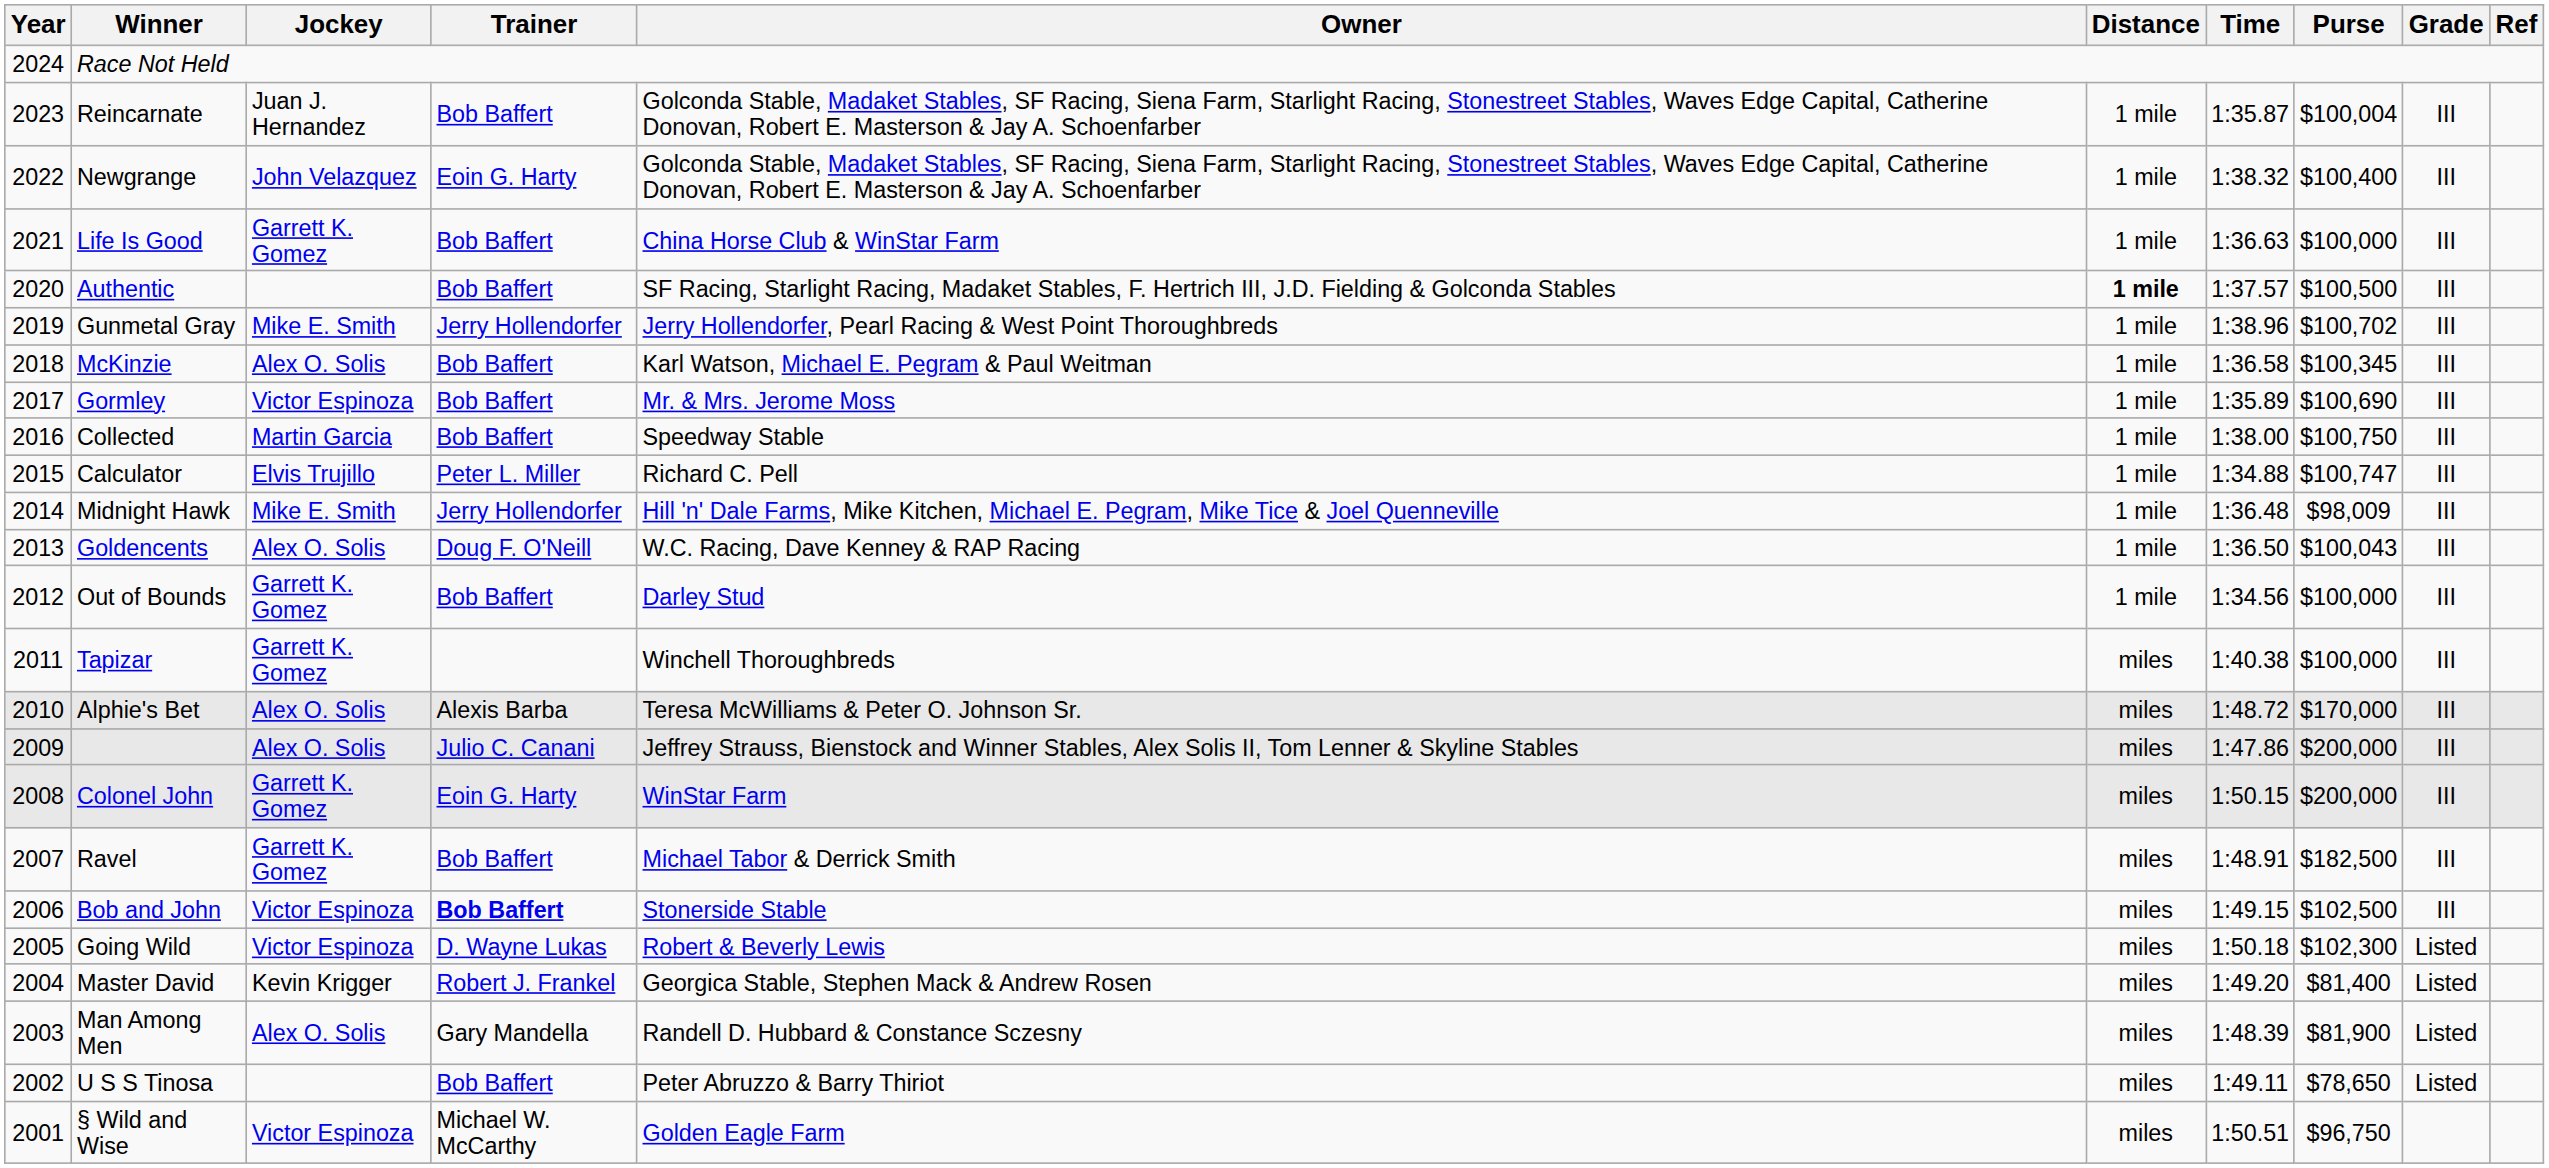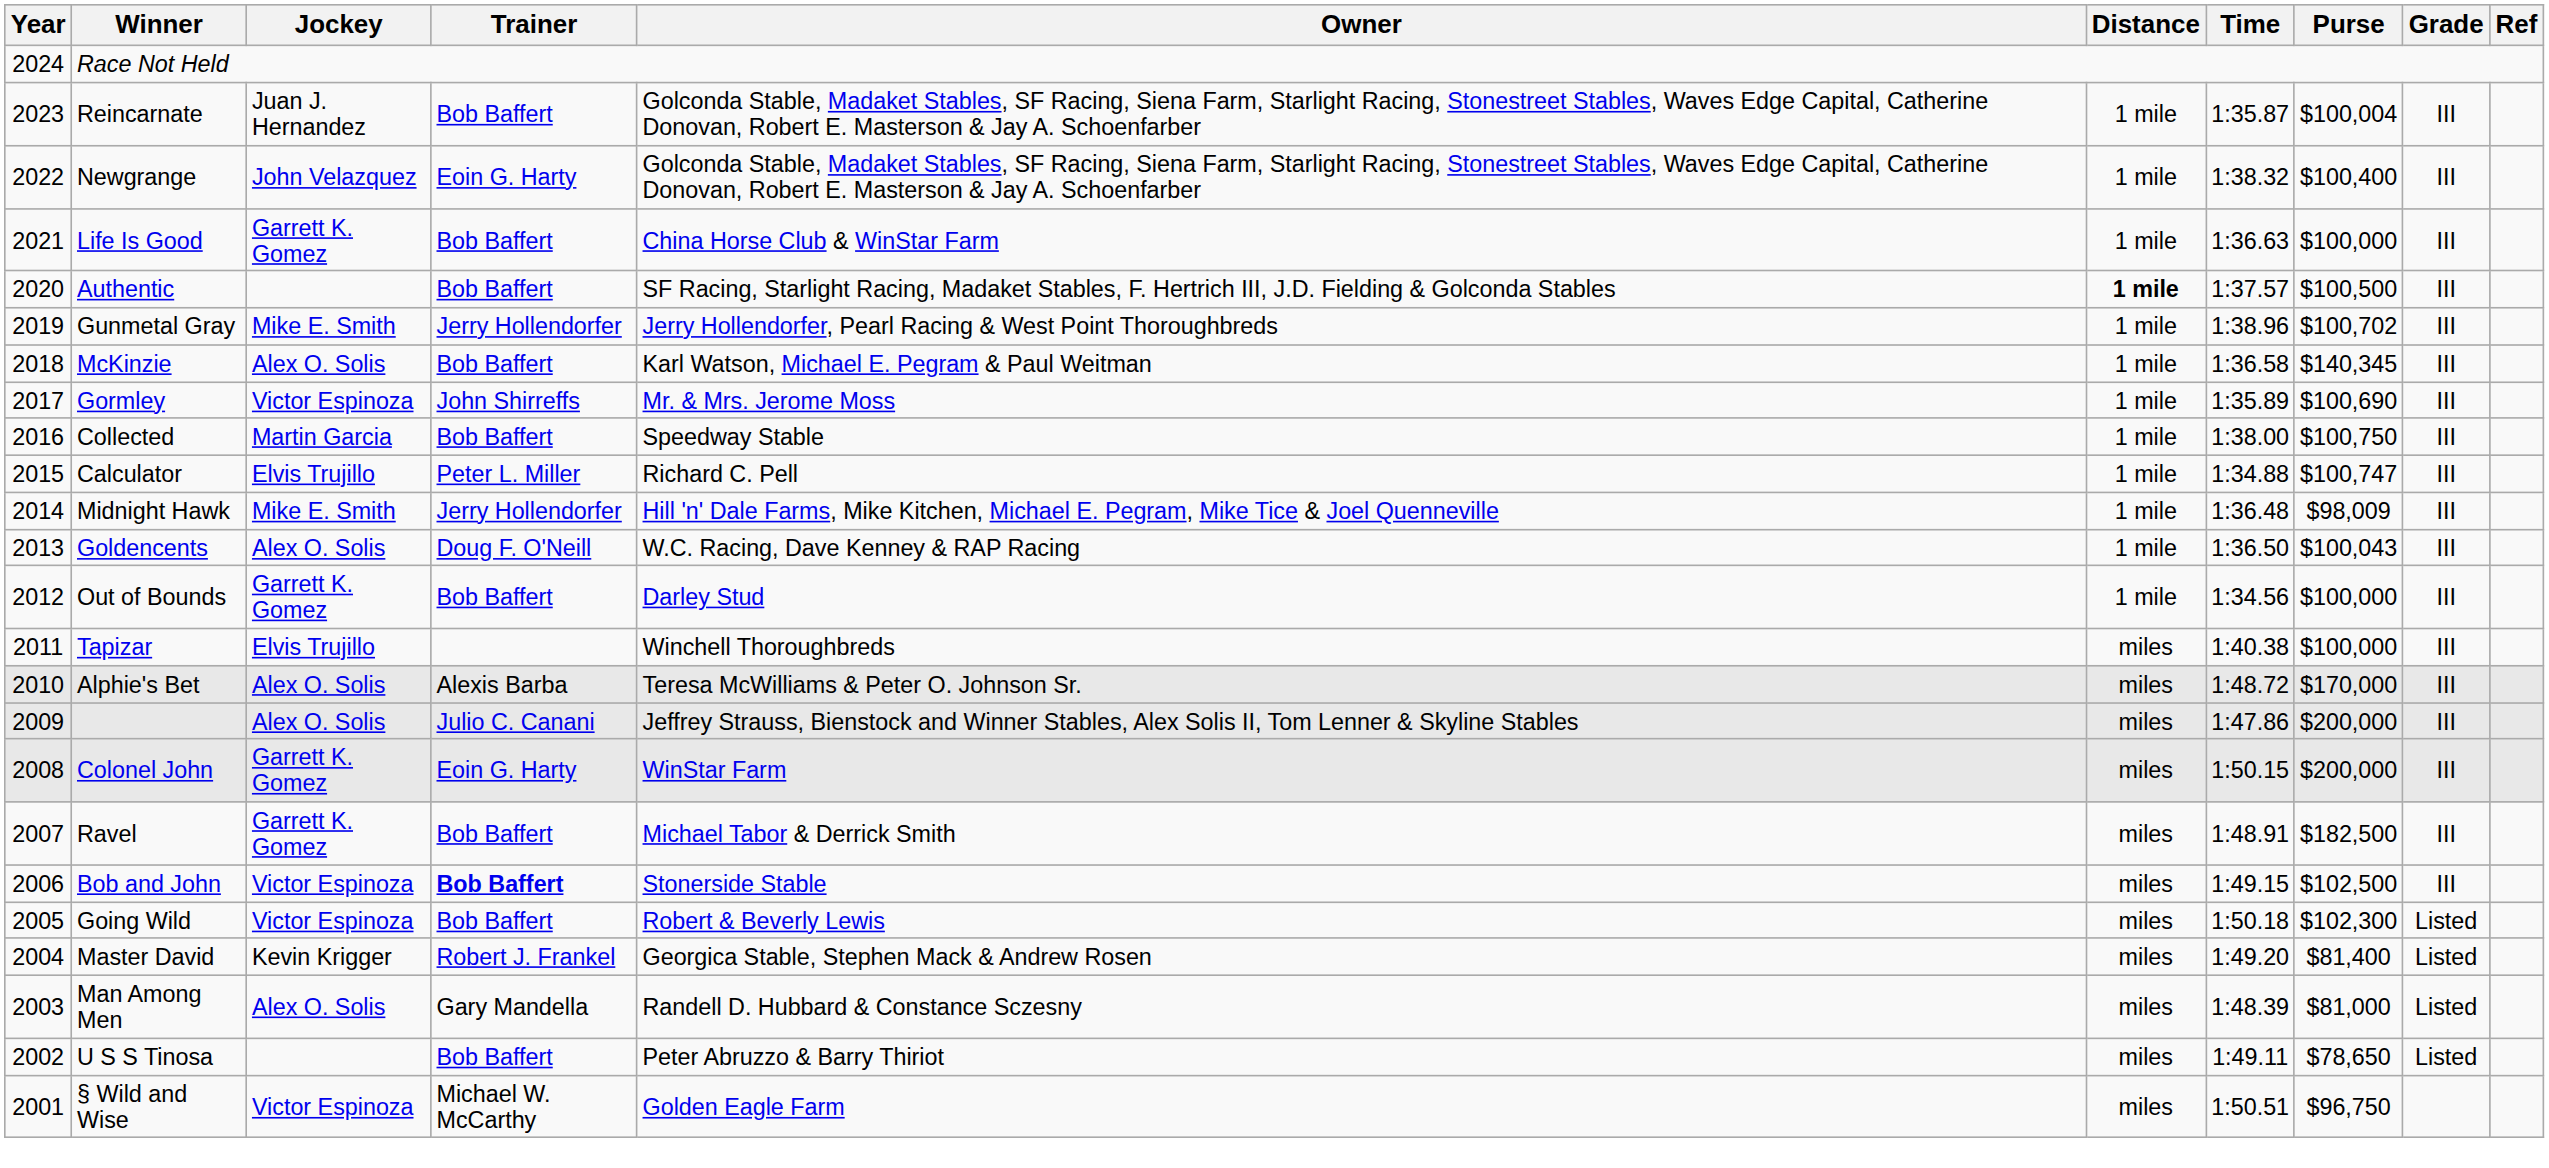(2349, 363) $100,345 -> (2349, 363) $140,345
(495, 400) Bob Baffert -> (508, 400) John Shirreffs
(302, 660) Garrett K. Gomez -> (313, 647) Elvis Trujillo
(522, 946) D. Wayne Lukas -> (495, 920) Bob Baffert
(2349, 1033) $81,900 -> (2349, 1007) $81,000
